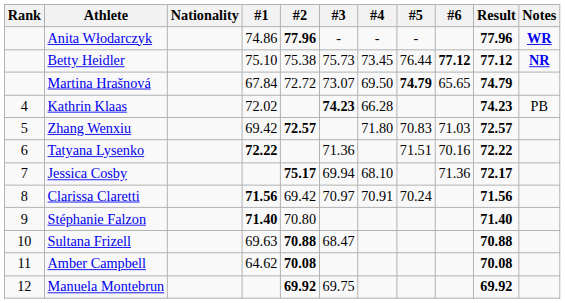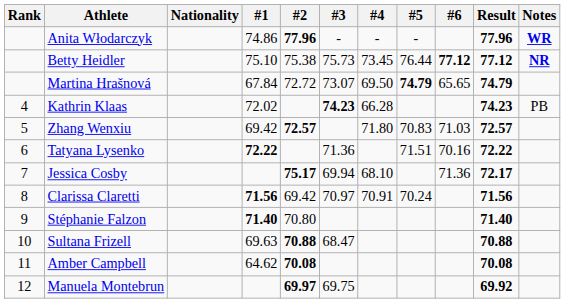(300, 286) 69.92 -> (300, 286) 69.97
